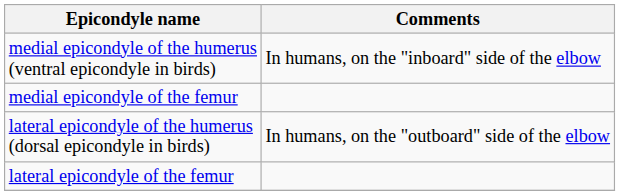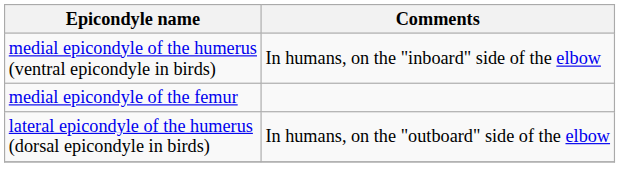- row: (121, 175)
